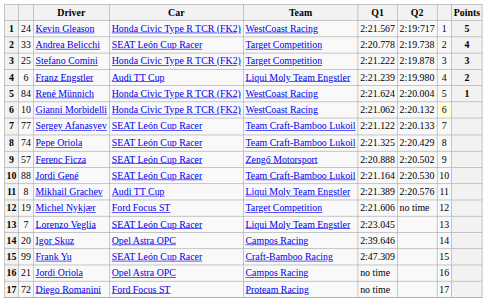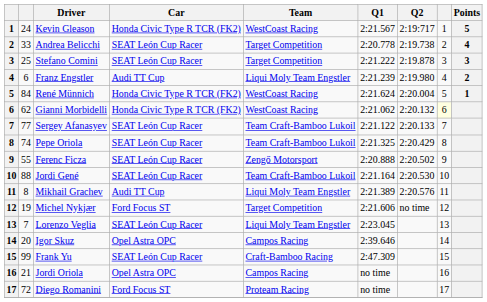(176, 61) Honda Civic Type R TCR (FK2) -> (157, 61) SEAT León Cup Racer
(26, 110) 10 -> (26, 110) 62
(26, 159) 57 -> (26, 159) 55
